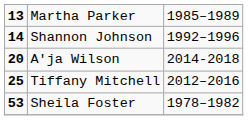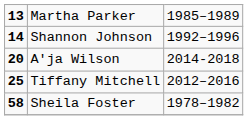(16, 104) 53 -> (16, 104) 58
